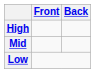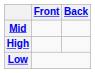rows swapped: (18, 28) <-> (18, 44)
